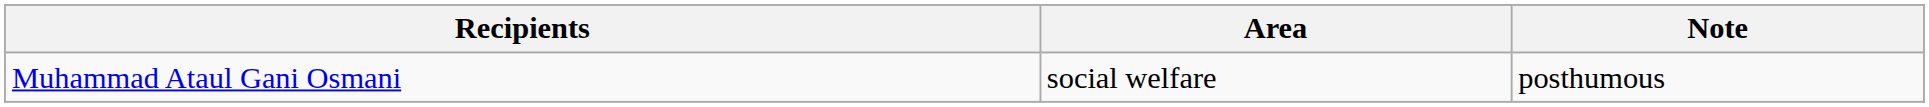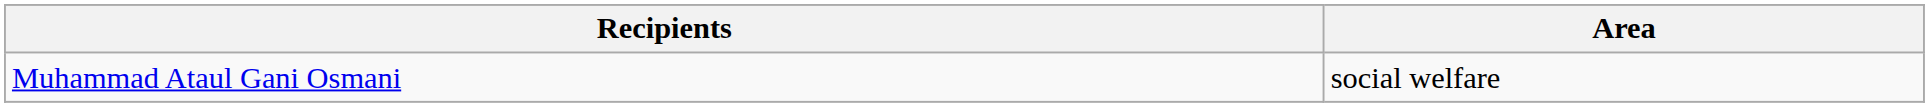- column: (1718, 28)
